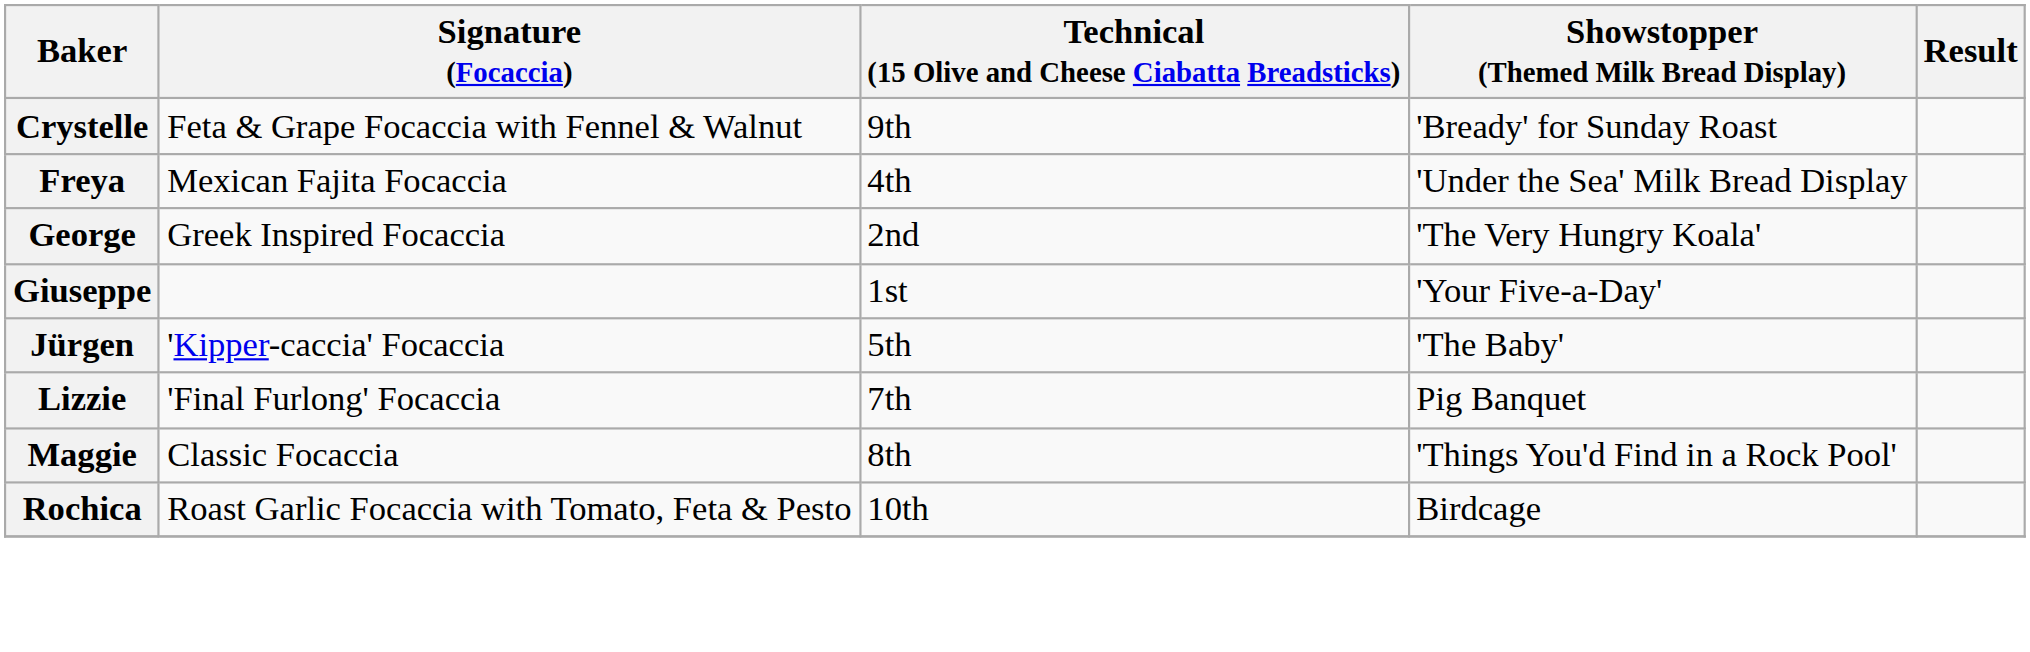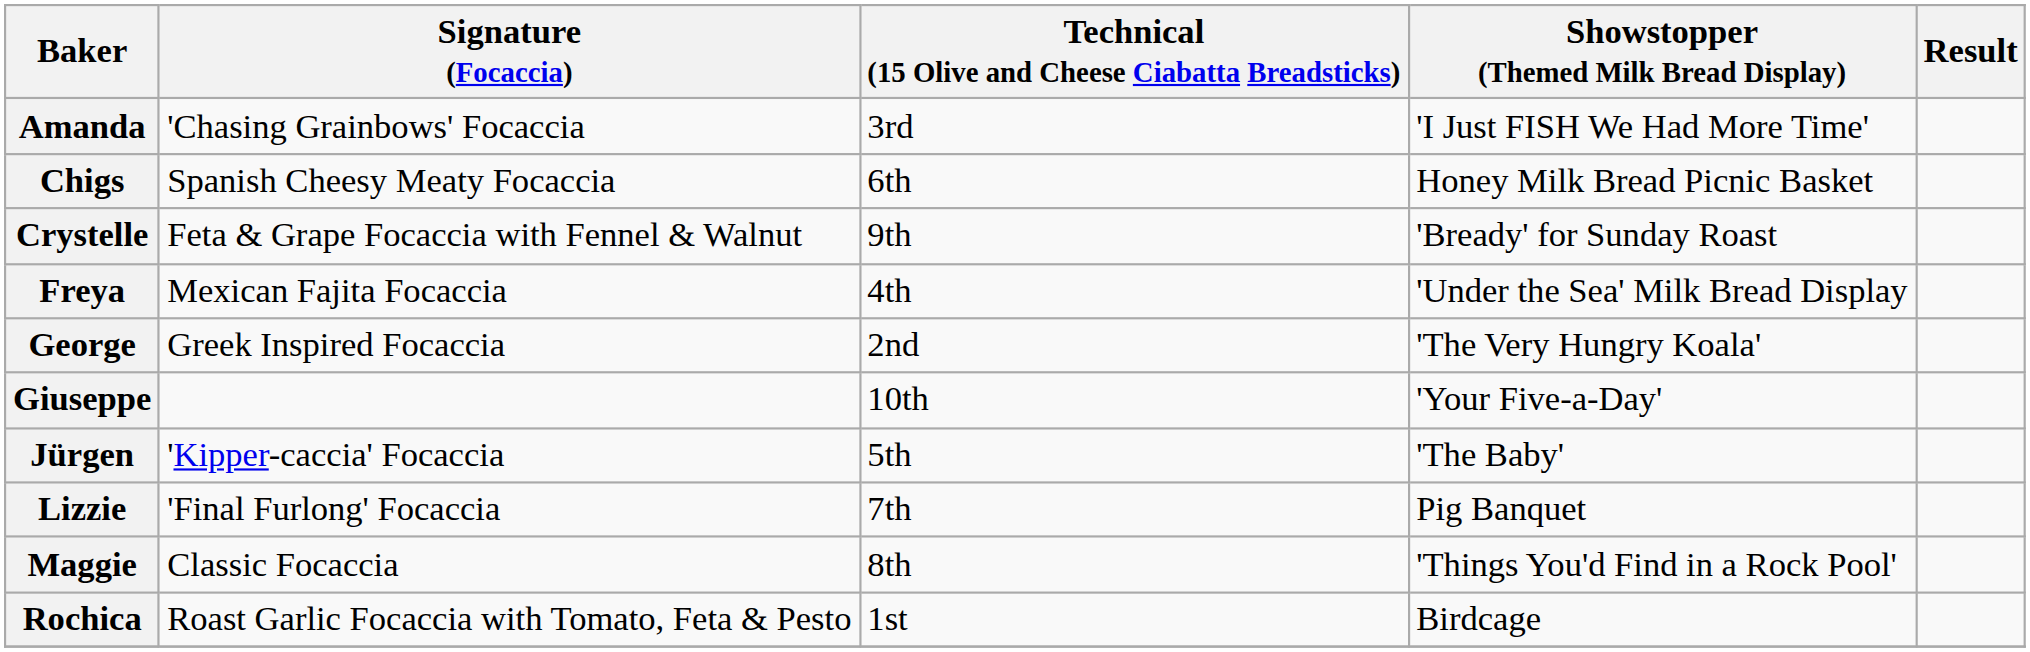+ row: (82, 125)
+ row: (82, 180)
(888, 290) 1st -> (898, 399) 10th
(898, 509) 10th -> (888, 618) 1st
